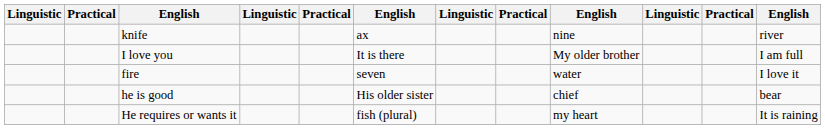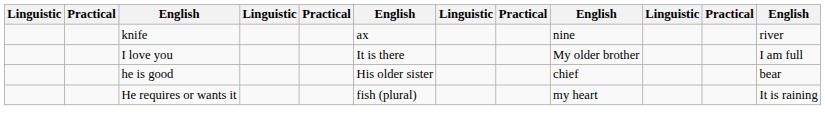- row: (130, 74)
